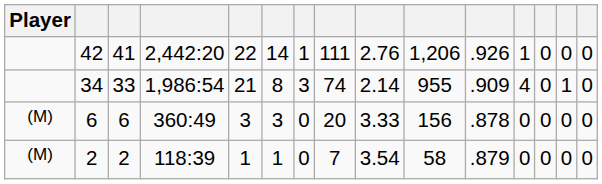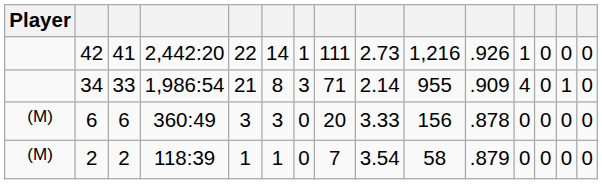(380, 53) 2.76 -> (380, 53) 2.73
(435, 53) 1,206 -> (435, 53) 1,216
(335, 85) 74 -> (335, 85) 71
